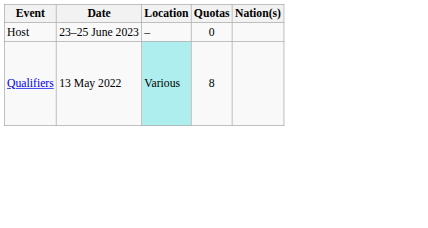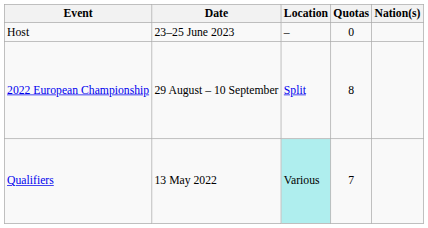+ row: (78, 90)
(212, 83) 8 -> (351, 181) 7
